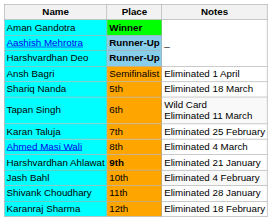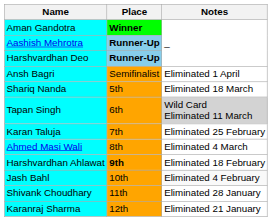(208, 110) no background -> (208, 110) lightgrey background
(212, 162) Eliminated 21 January -> (215, 162) Eliminated 18 February
(215, 208) Eliminated 18 February -> (212, 208) Eliminated 21 January
